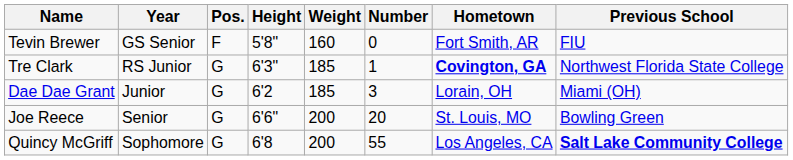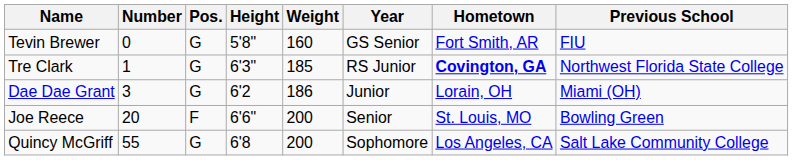columns swapped: (398, 17) <-> (163, 17)
(216, 42) F -> (195, 42) G
(322, 92) 185 -> (300, 92) 186
(217, 117) G -> (194, 117) F
(671, 142) bold -> (664, 142) normal
